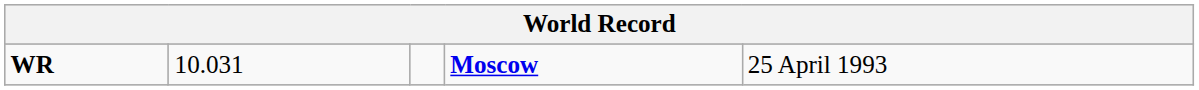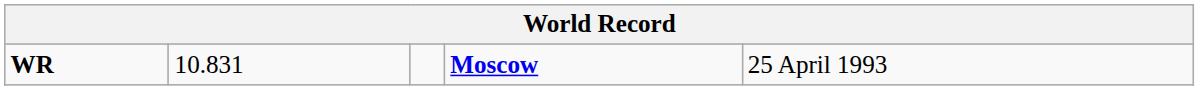(209, 64) 10.031 -> (209, 64) 10.831
